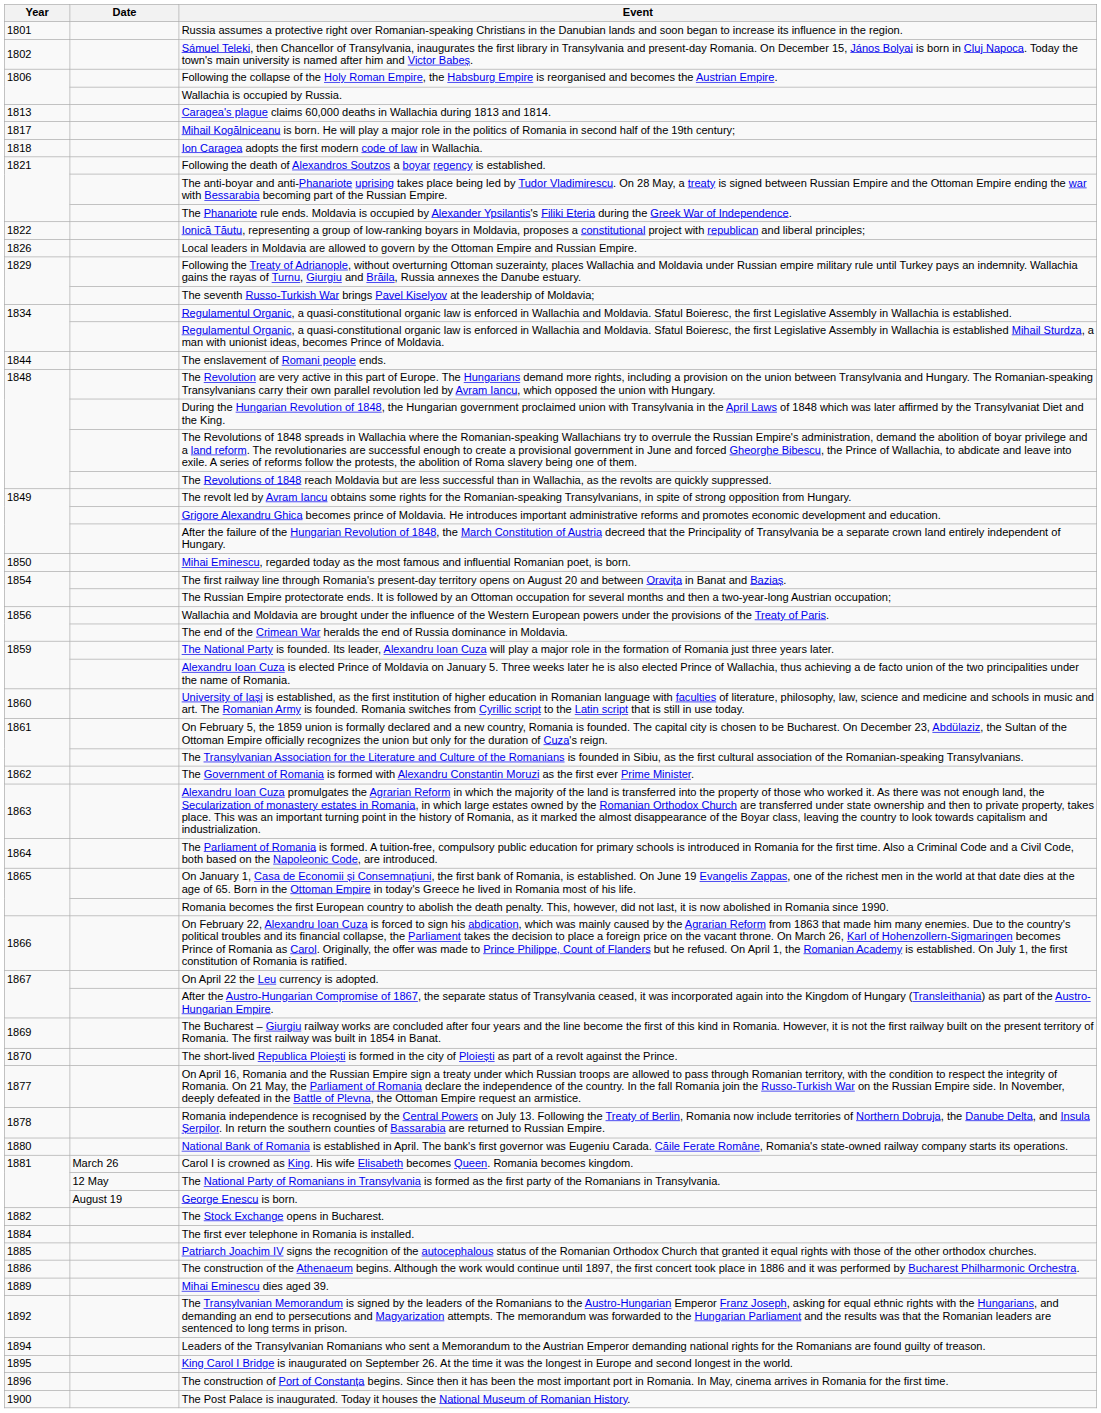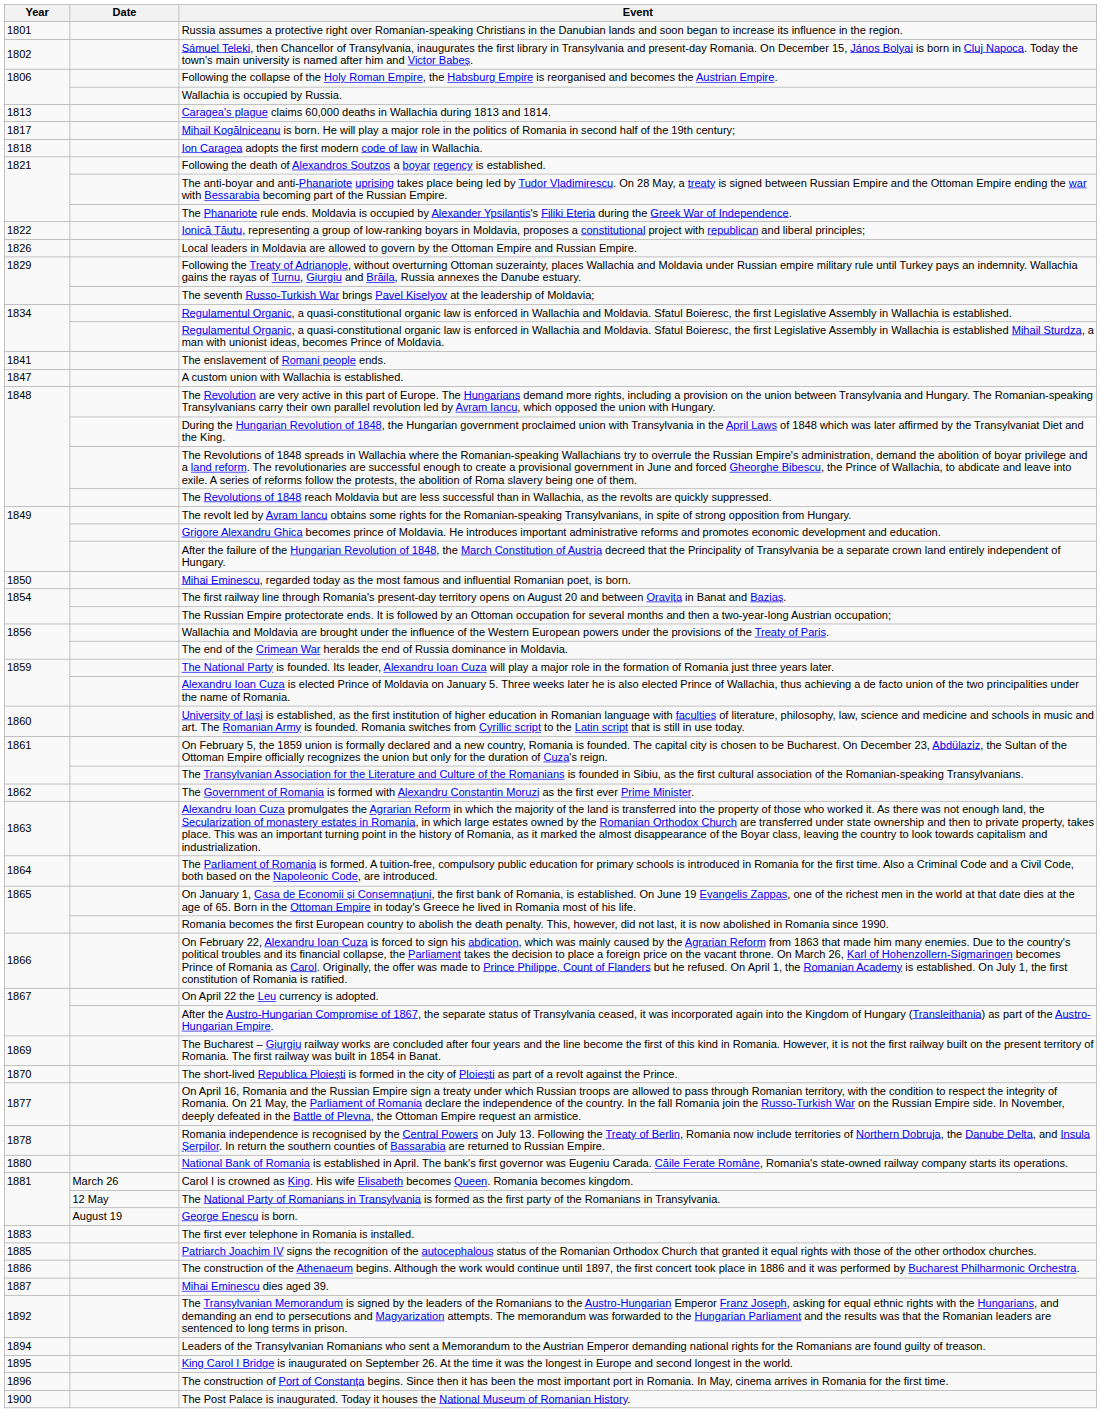(19, 360) 1844 -> (19, 360) 1841
+ row: (293, 378)
- row: (283, 1216)
(19, 1234) 1884 -> (19, 1234) 1883
(19, 1286) 1889 -> (19, 1286) 1887
